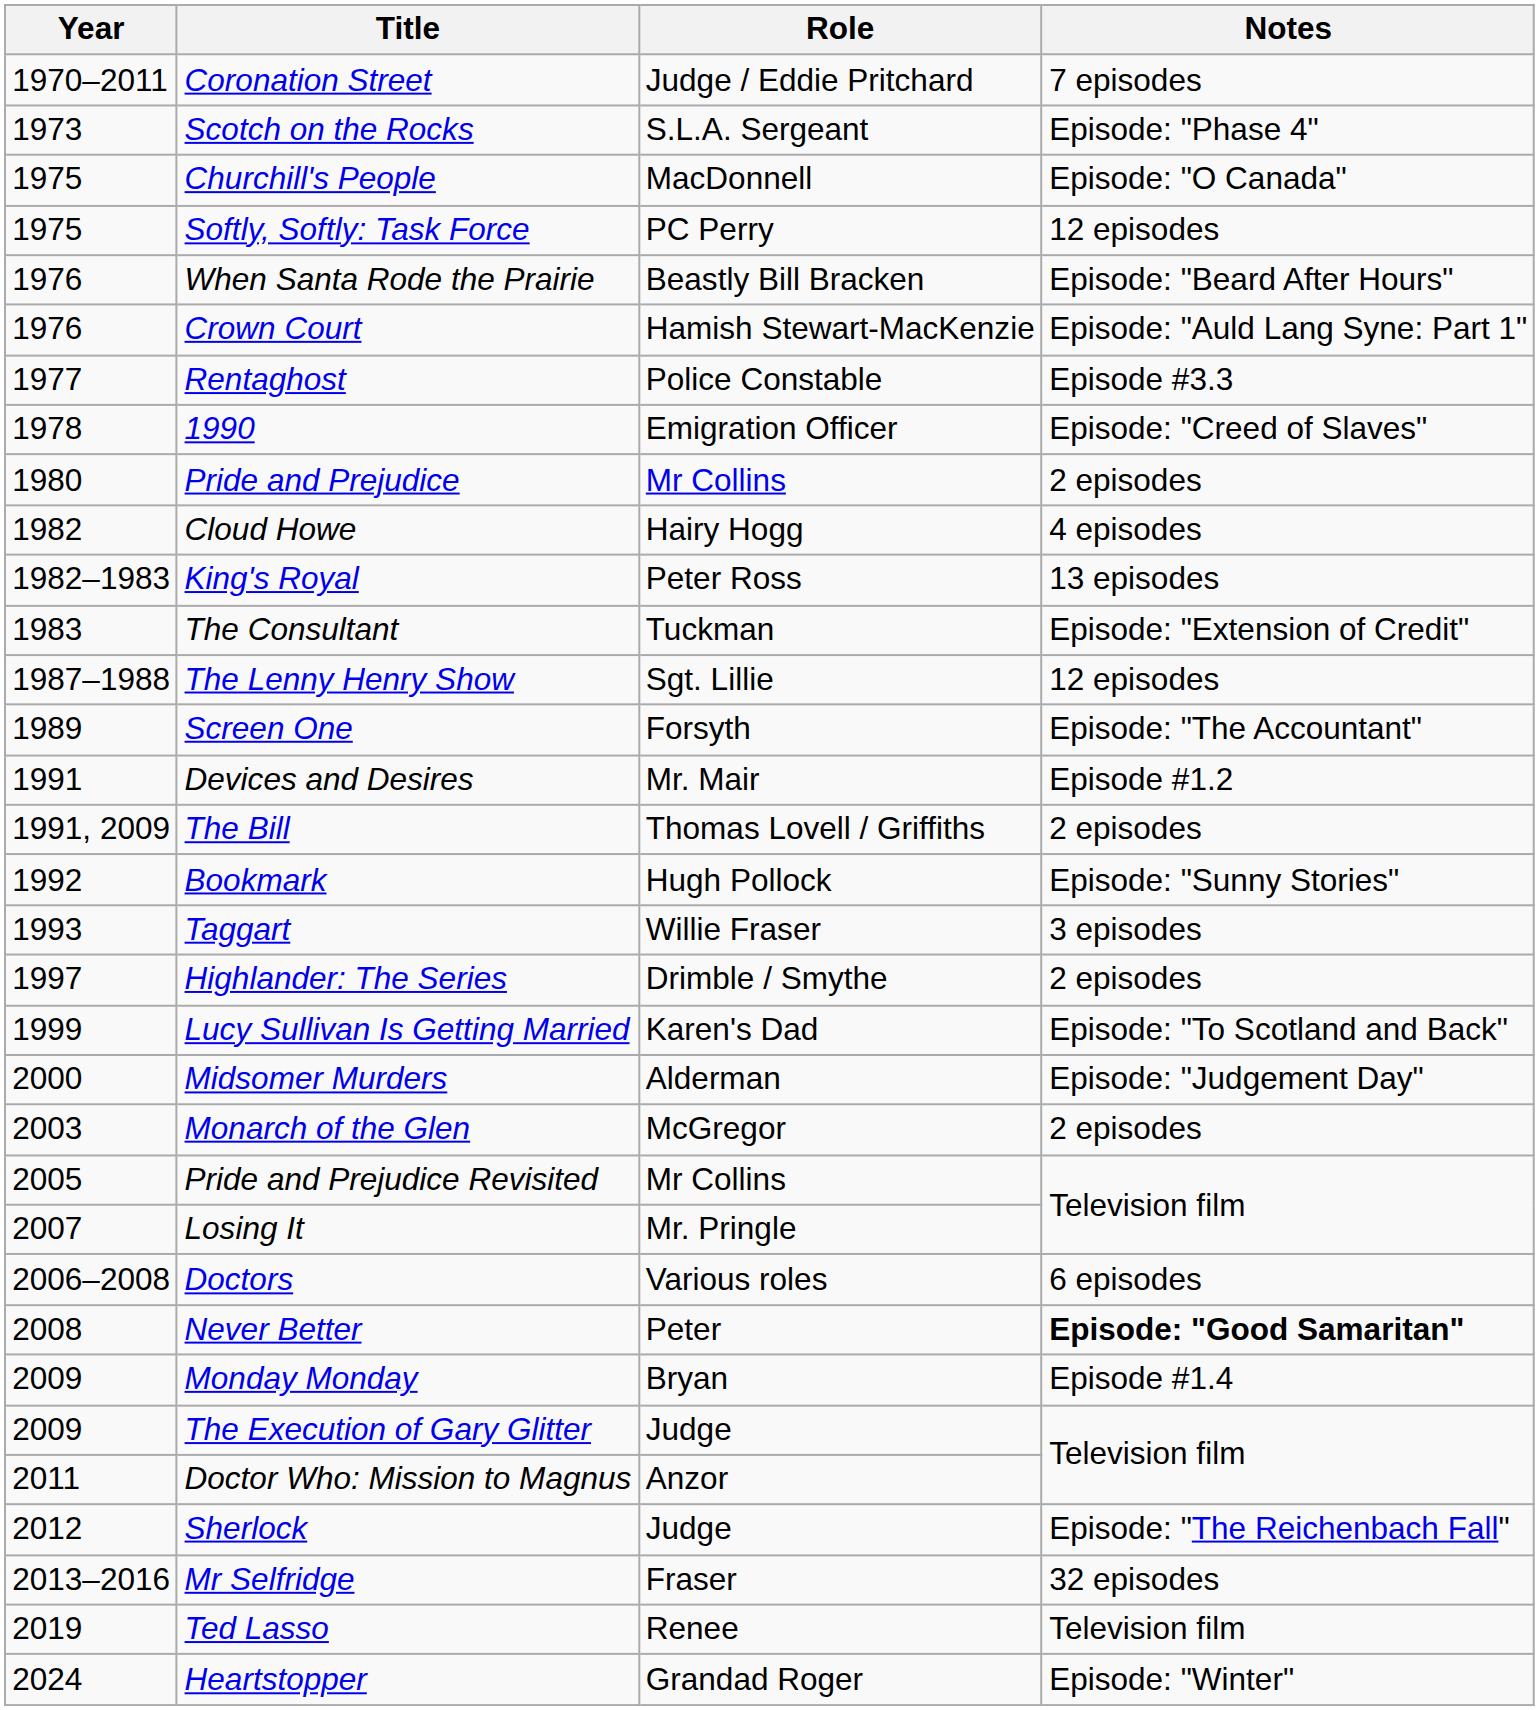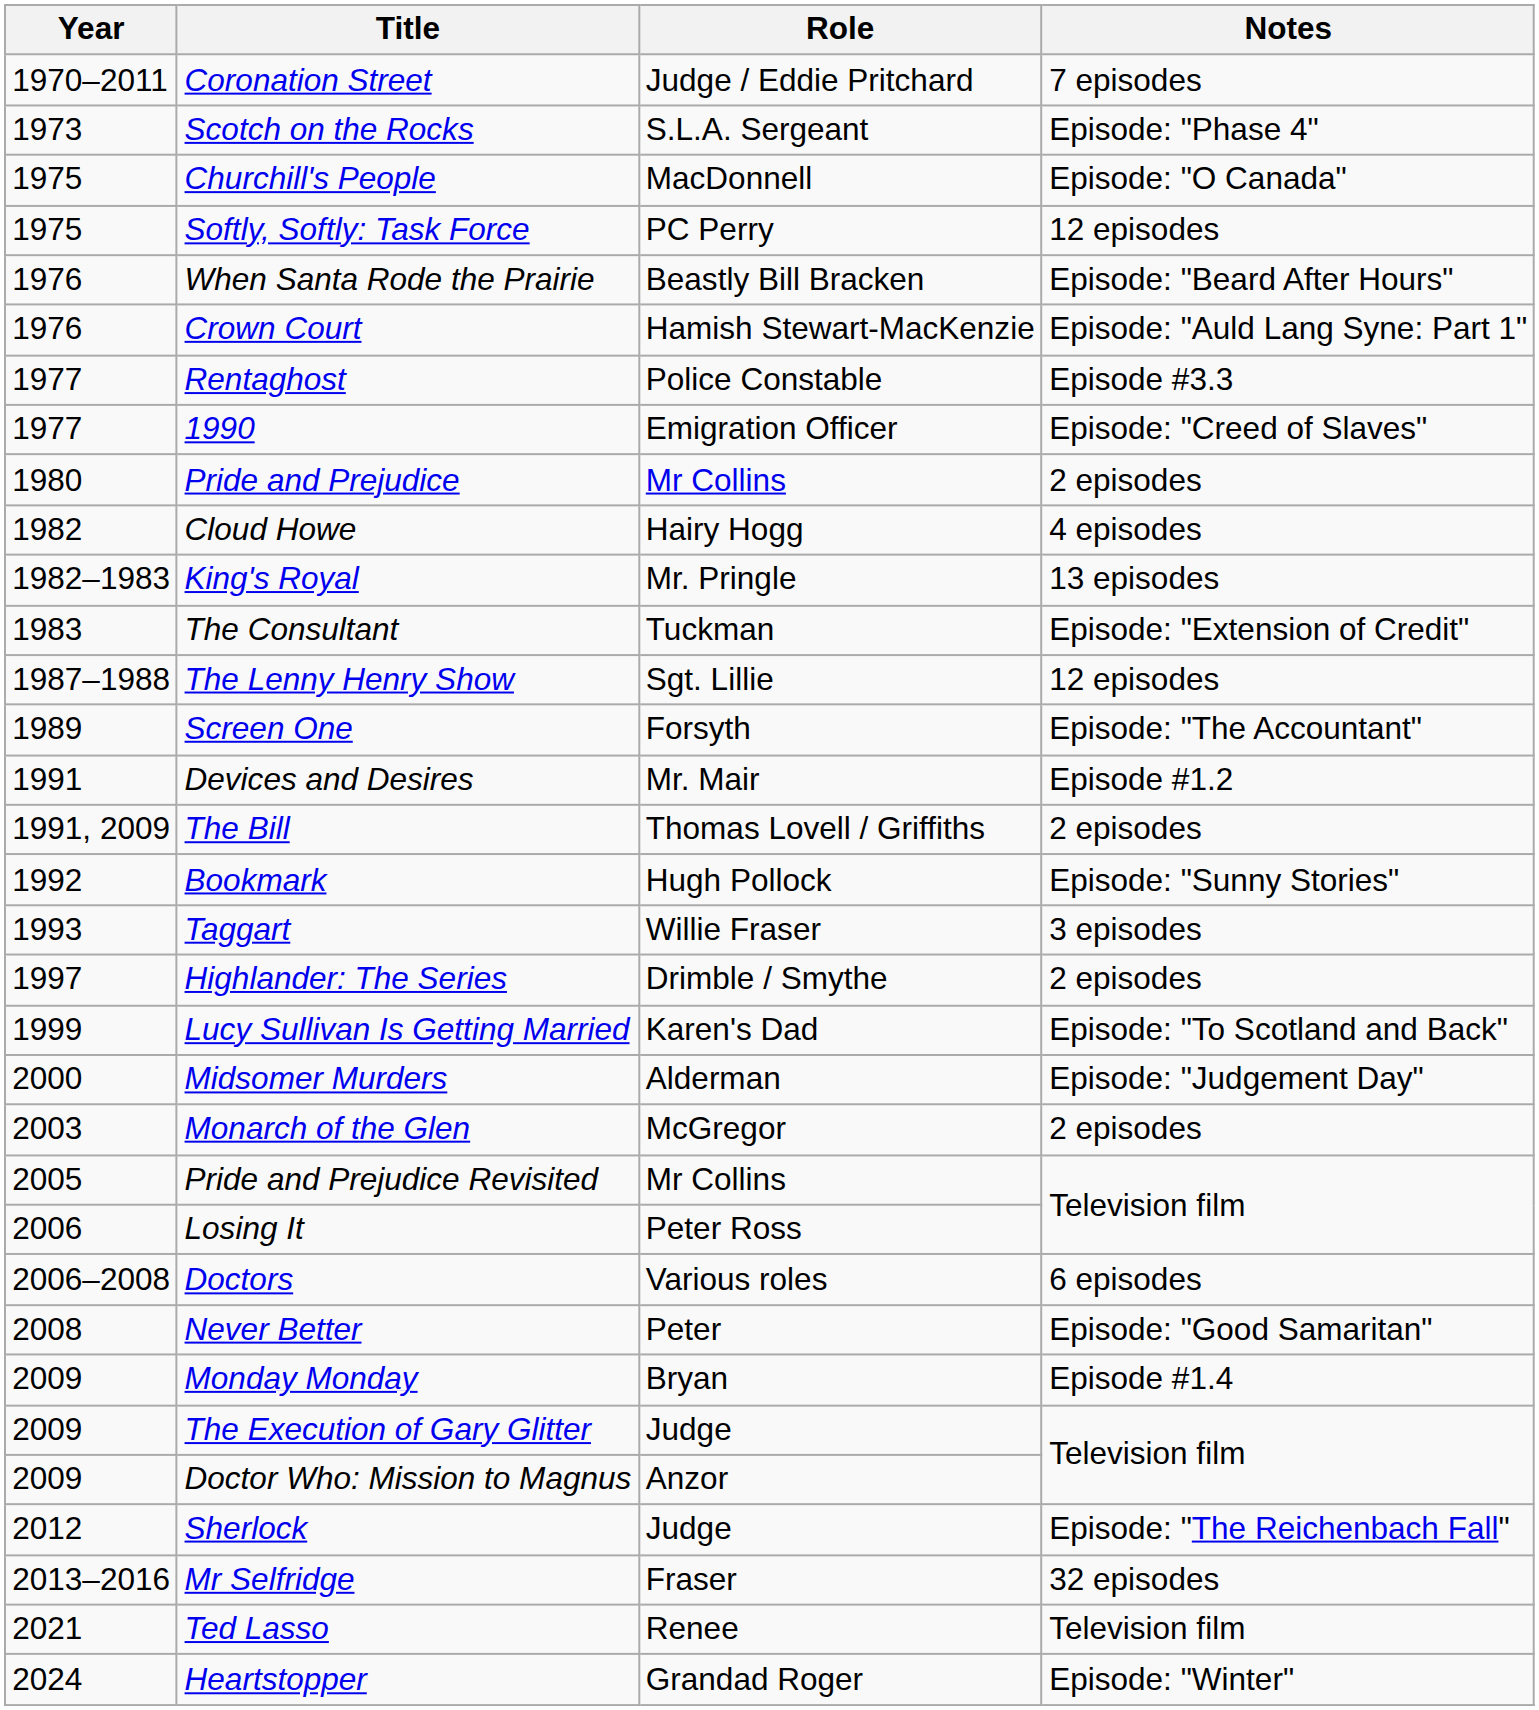(47, 429) 1978 -> (47, 429) 1977
(724, 579) Peter Ross -> (721, 579) Mr. Pringle
(47, 1229) 2007 -> (47, 1229) 2006
(721, 1229) Mr. Pringle -> (724, 1229) Peter Ross
(1257, 1329) bold -> (1241, 1329) normal
(46, 1479) 2011 -> (47, 1479) 2009
(47, 1629) 2019 -> (47, 1629) 2021
